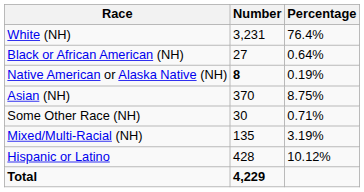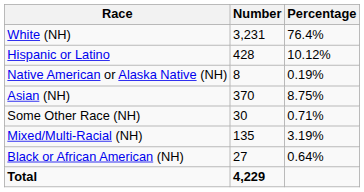rows swapped: (96, 55) <-> (59, 156)
(237, 75) bold -> (237, 75) normal
